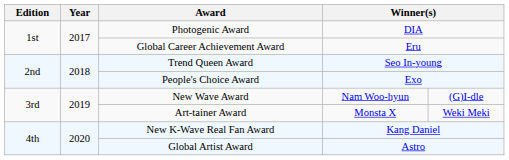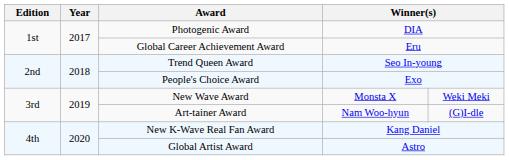(375, 96) Nam Woo-hyun -> (375, 96) Monsta X
(466, 96) (G)I-dle -> (466, 96) Weki Meki
(375, 113) Monsta X -> (375, 113) Nam Woo-hyun
(466, 113) Weki Meki -> (466, 113) (G)I-dle
